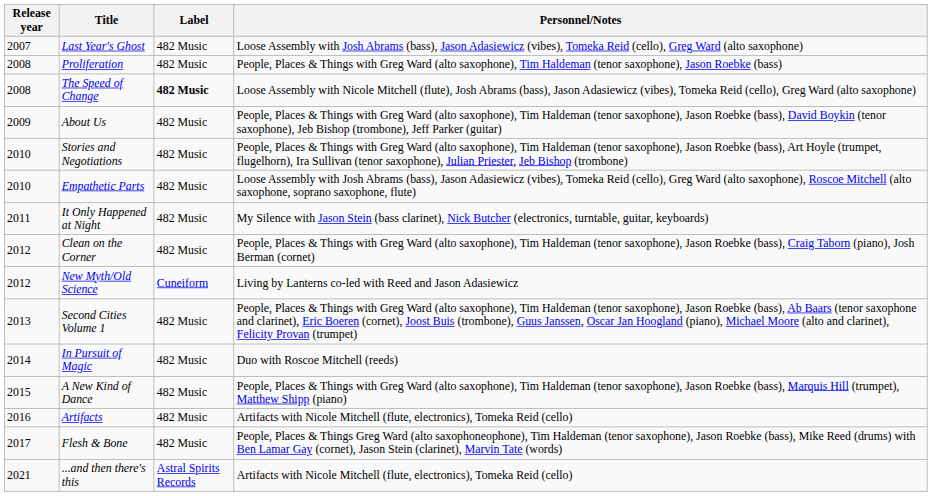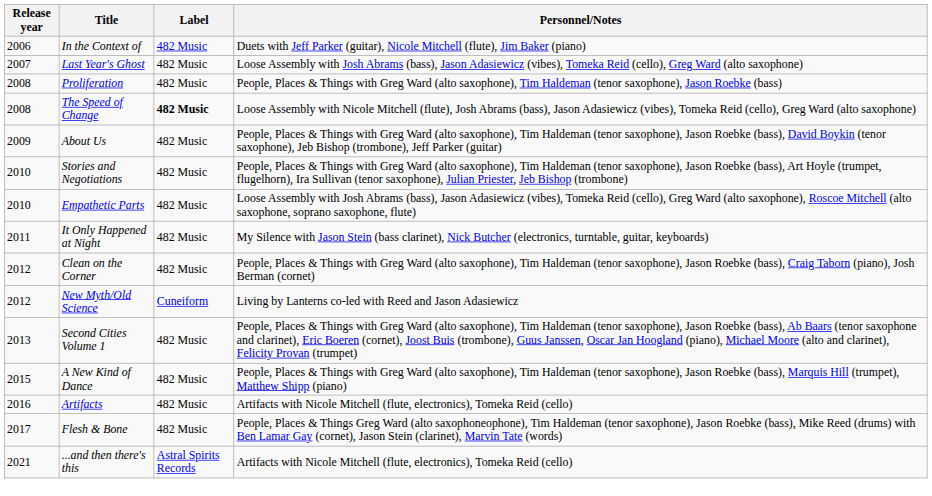+ row: (101, 45)
- row: (92, 360)
